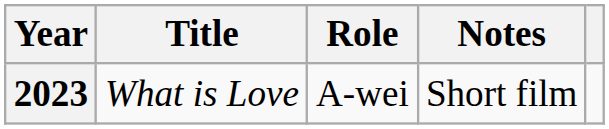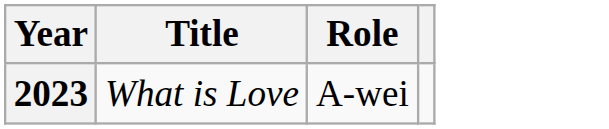- column: (502, 33)
